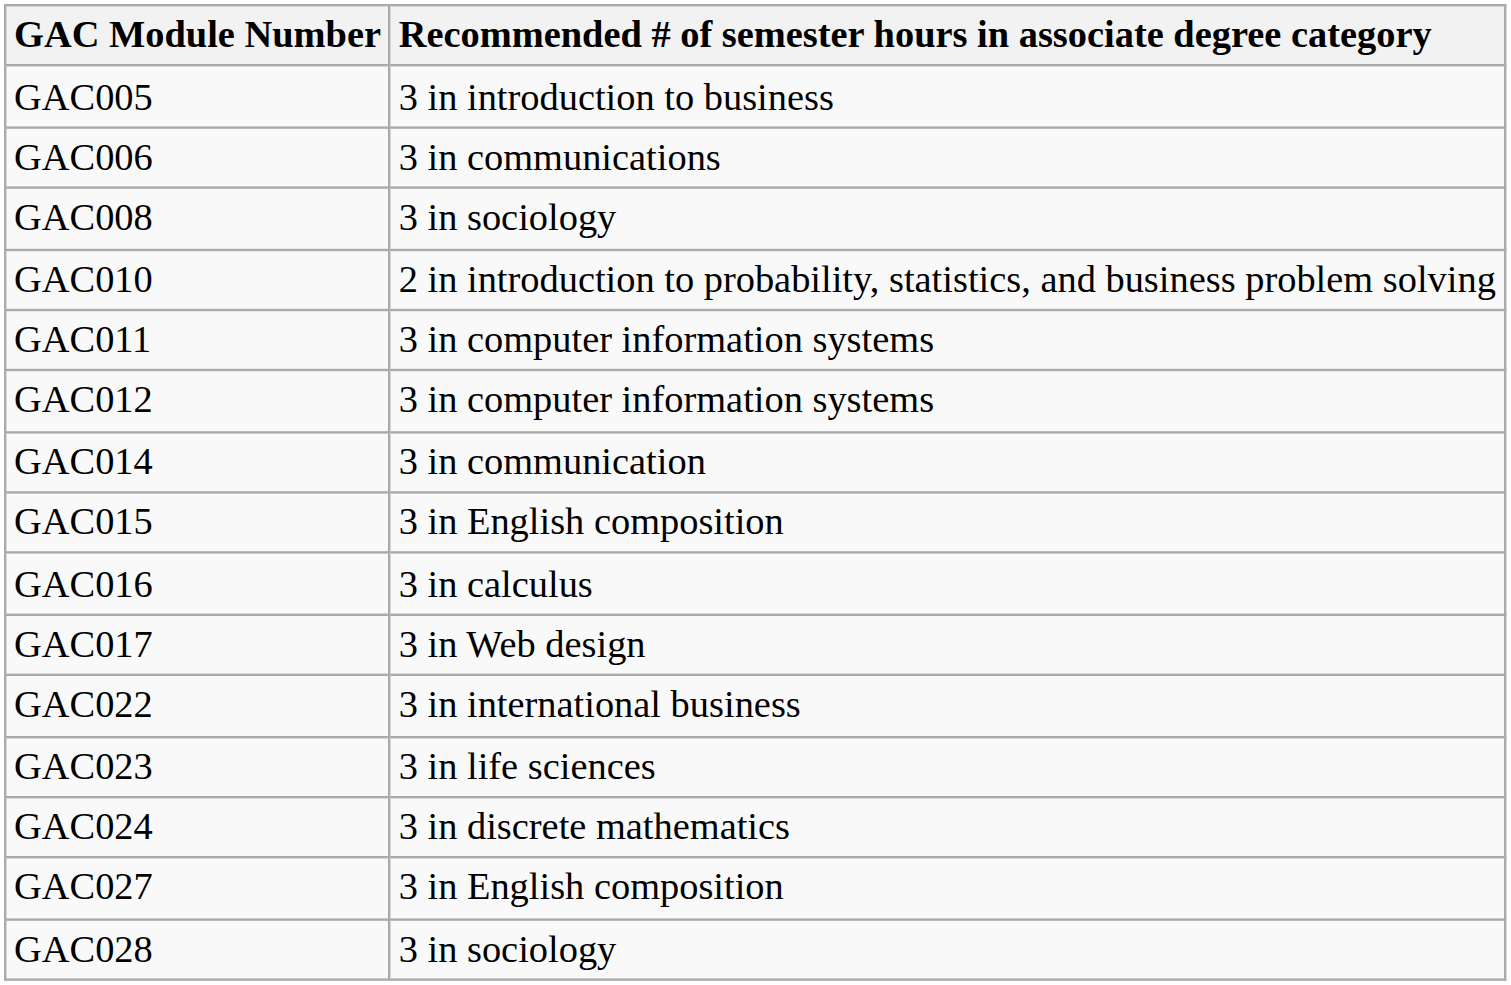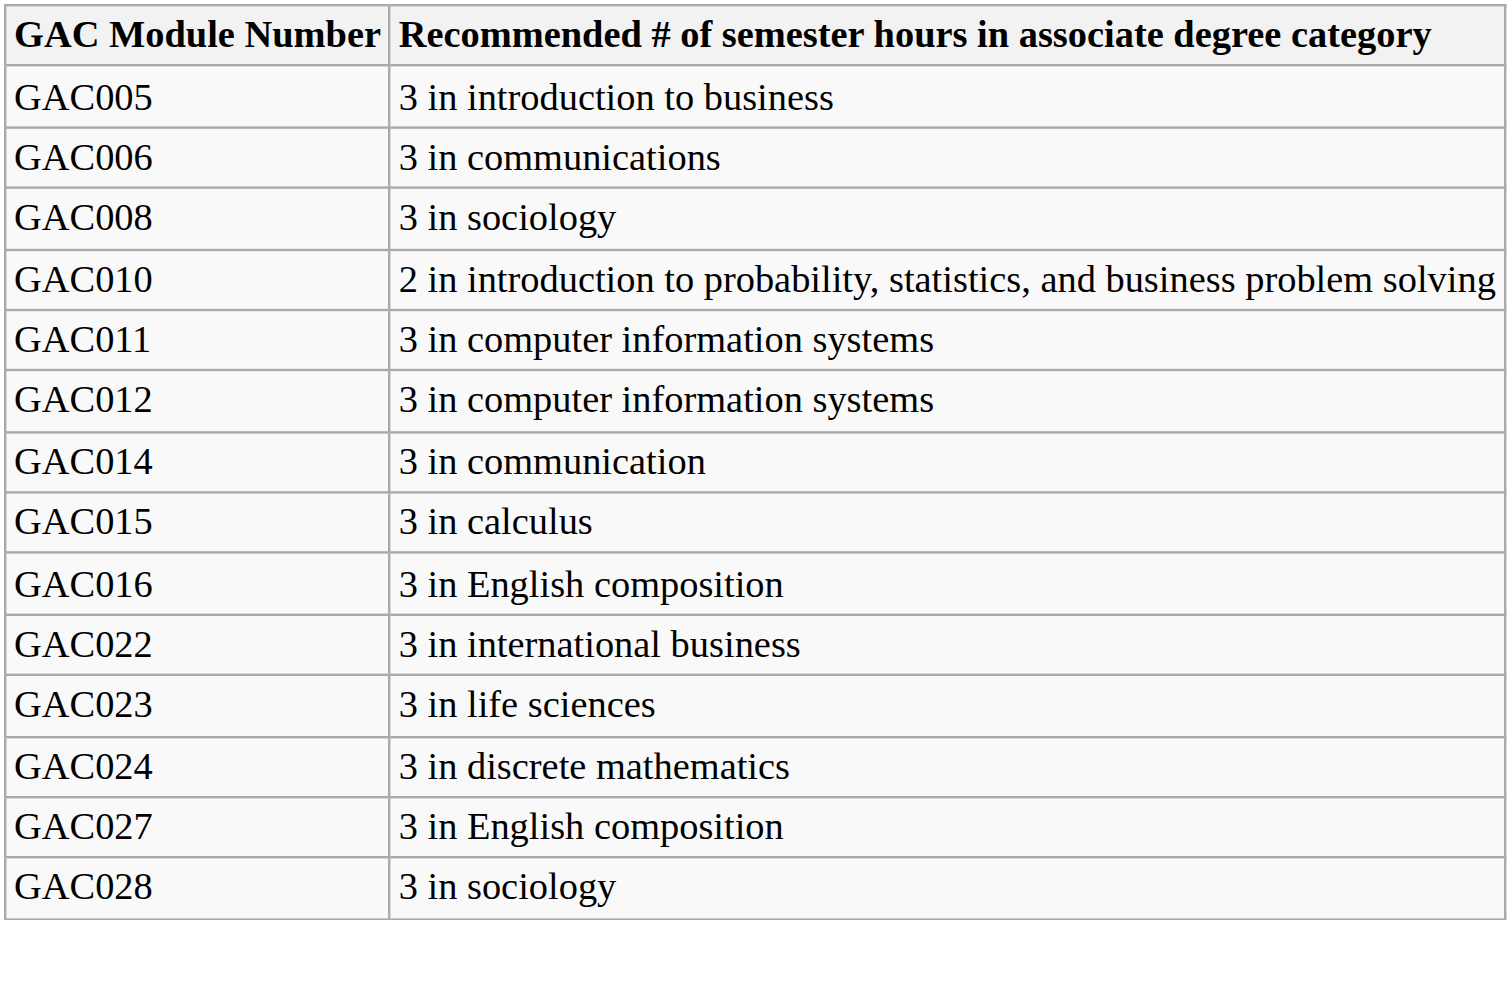(591, 522) 3 in English composition -> (496, 522) 3 in calculus
(496, 583) 3 in calculus -> (591, 583) 3 in English composition
- row: (83, 643)
